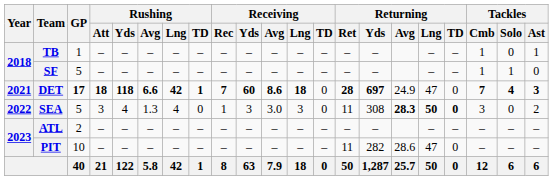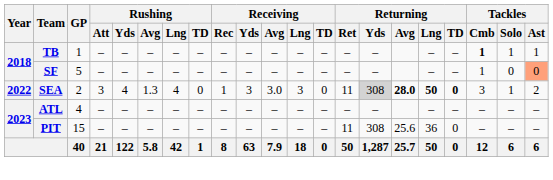(482, 52) normal -> (482, 52) bold
(511, 52) 0 -> (511, 52) 1
(511, 71) 1 -> (511, 71) 0
(536, 71) no background -> (536, 71) lightsalmon background
- row: (51, 90)
(79, 109) 5 -> (79, 90) 2
(375, 109) no background -> (375, 90) lightgrey background
(405, 109) 28.3 -> (405, 90) 28.0
(511, 109) 0 -> (511, 90) 1
(79, 128) 2 -> (79, 109) 4
(79, 147) 10 -> (79, 128) 15
(375, 147) 282 -> (375, 128) 308
(405, 147) 28.6 -> (405, 128) 25.6
(431, 147) 47 -> (431, 128) 36
